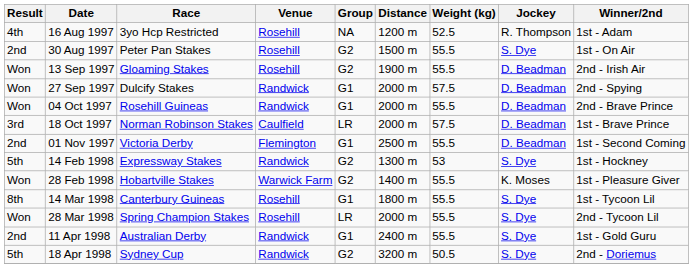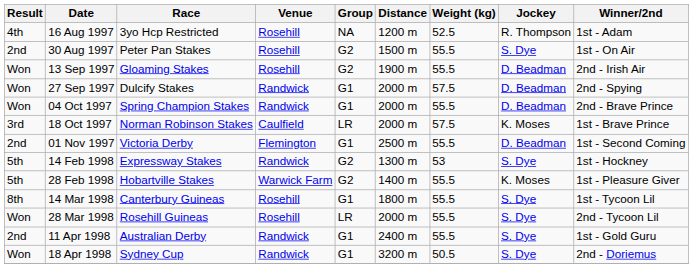(164, 106) Rosehill Guineas -> (184, 106) Spring Champion Stakes
(534, 124) D. Beadman -> (525, 124) K. Moses
(19, 180) Won -> (15, 180) 5th
(184, 217) Spring Champion Stakes -> (164, 217) Rosehill Guineas
(15, 254) 5th -> (19, 254) Won
(346, 254) G2 -> (346, 254) G1
